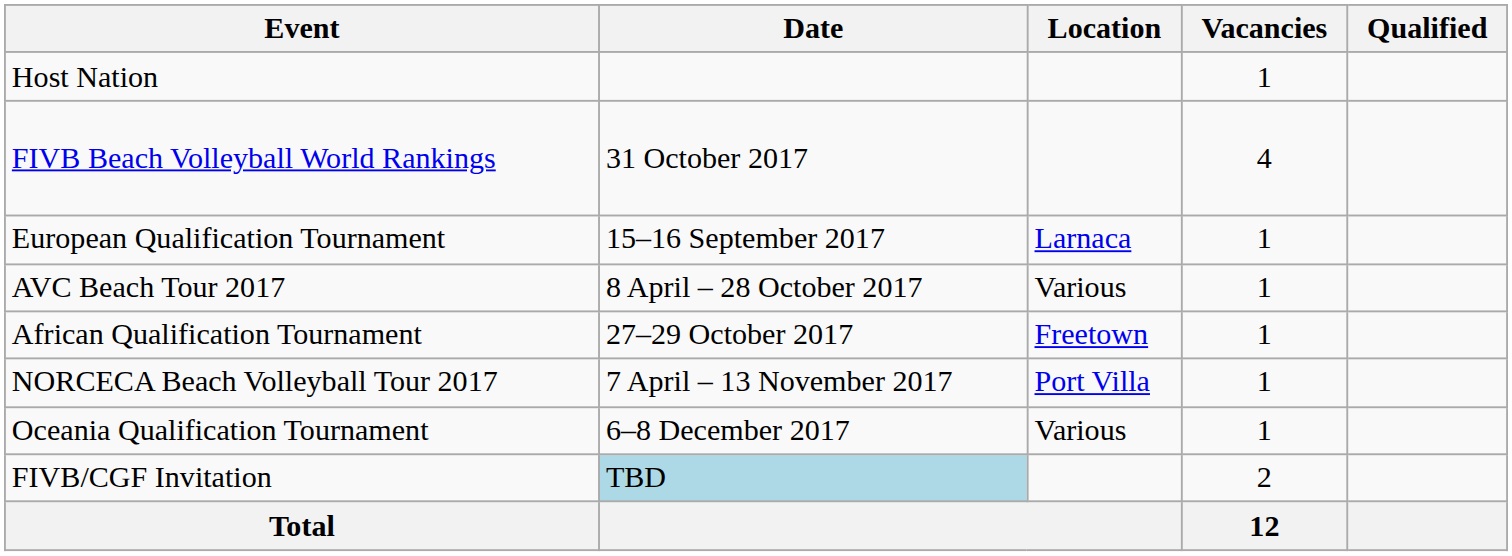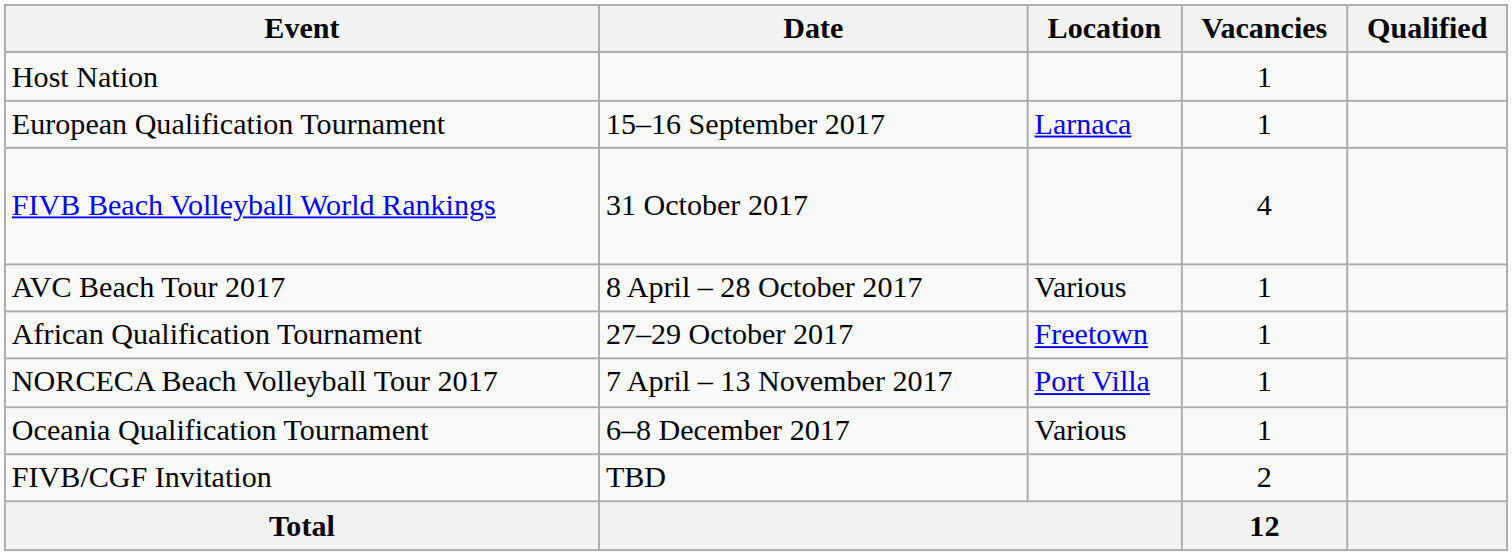rows swapped: (254, 157) <-> (229, 239)
(636, 477) lightblue background -> (636, 477) no background
